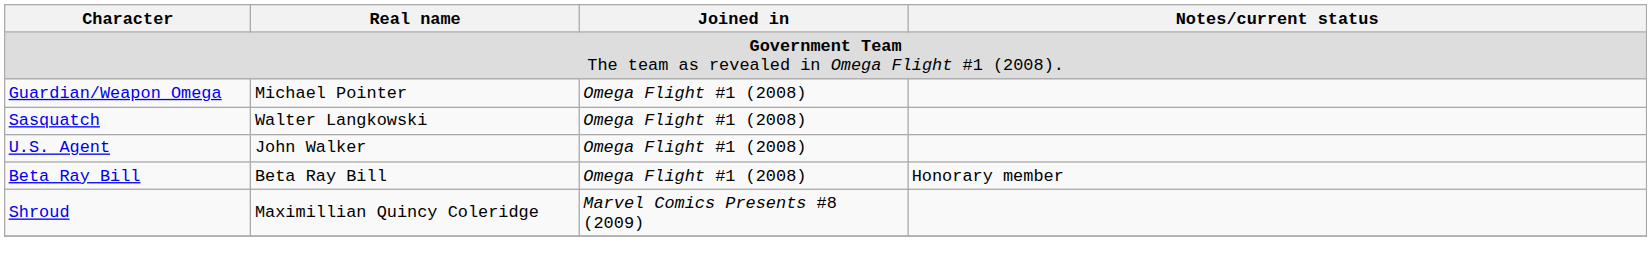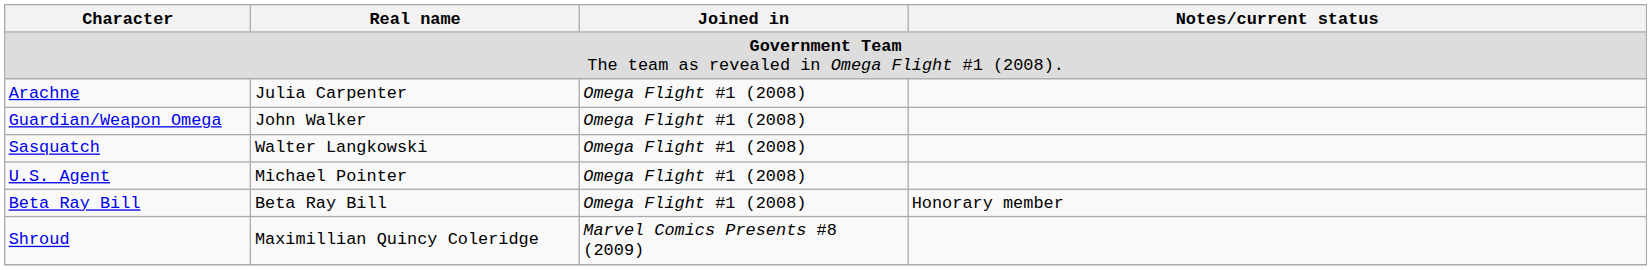+ row: (44, 93)
(331, 93) Michael Pointer -> (311, 121) John Walker
(311, 148) John Walker -> (331, 176) Michael Pointer
